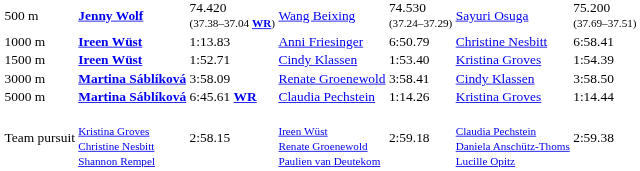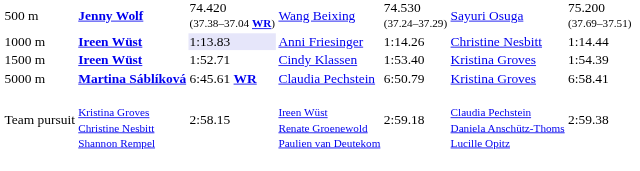(210, 41) no background -> (210, 41) lavender background
(409, 41) 6:50.79 -> (404, 41) 1:14.26
(594, 41) 6:58.41 -> (588, 41) 1:14.44
- row: (332, 78)
(409, 97) 1:14.26 -> (404, 78) 6:50.79
(594, 97) 1:14.44 -> (588, 78) 6:58.41
